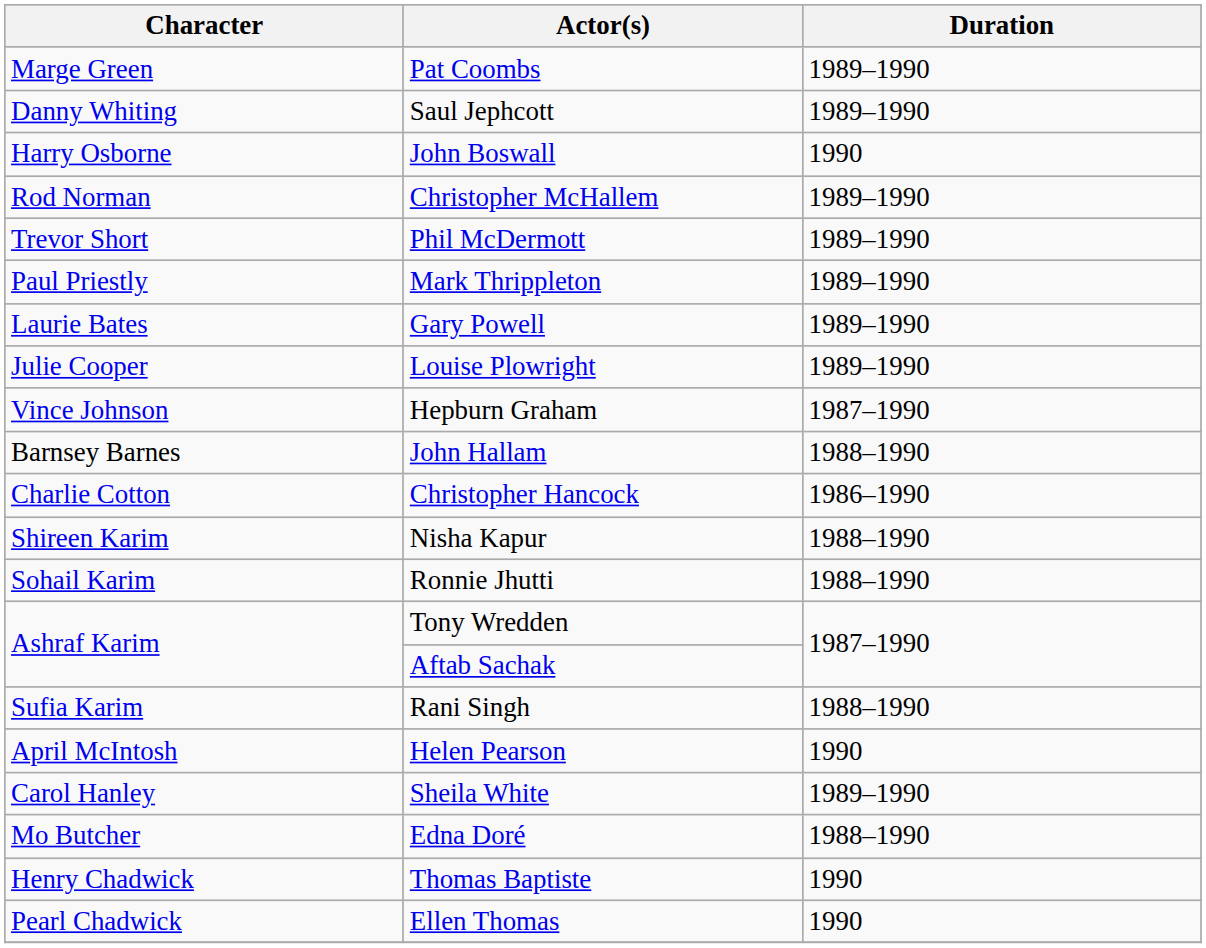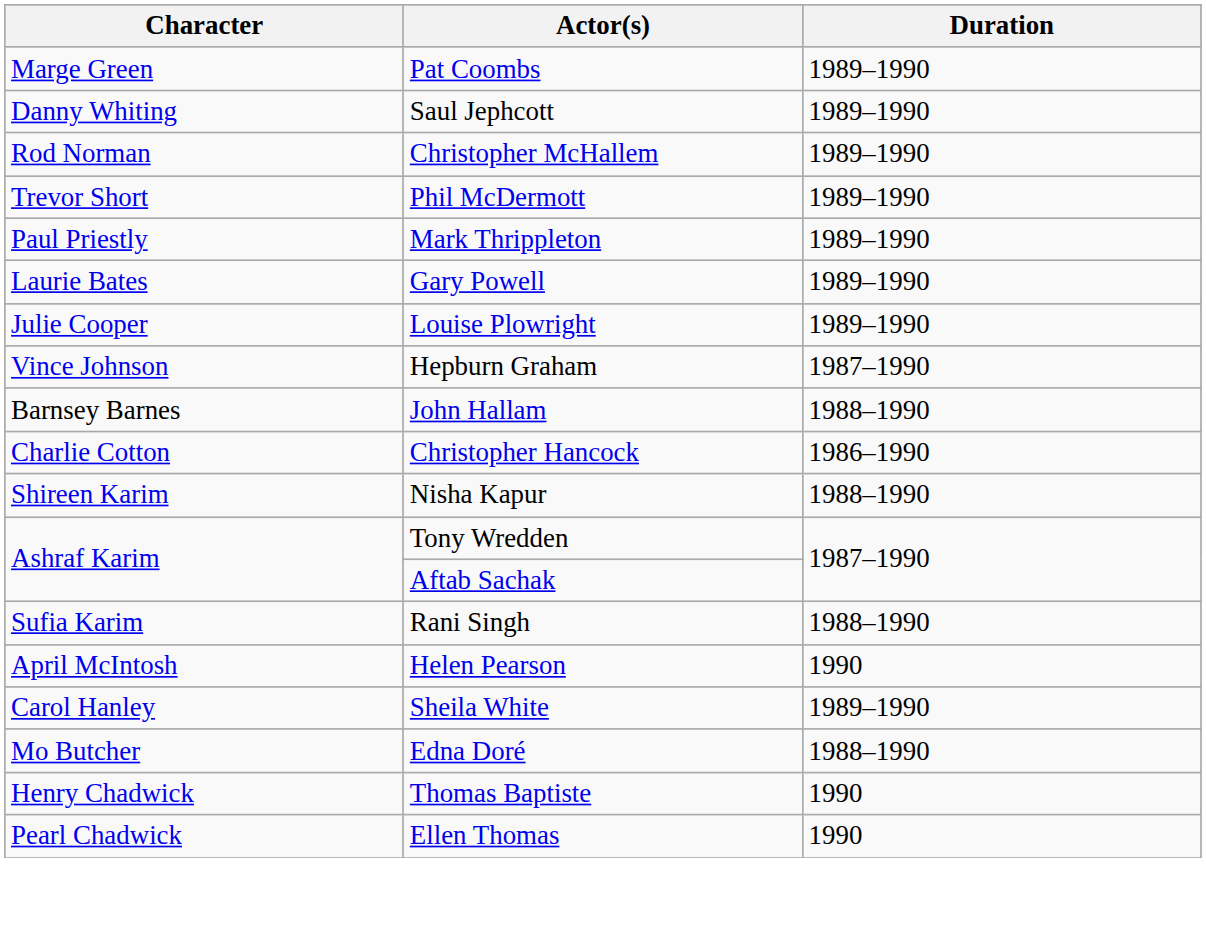- row: (483, 153)
- row: (482, 580)
